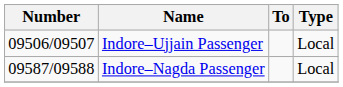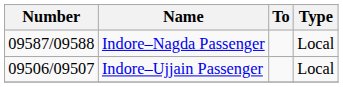rows swapped: (182, 43) <-> (183, 69)
